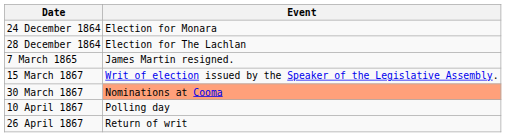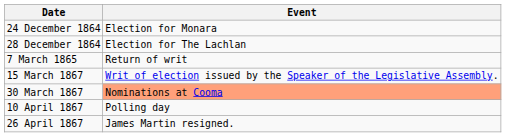(170, 60) James Martin resigned. -> (146, 60) Return of writ
(146, 124) Return of writ -> (170, 124) James Martin resigned.
